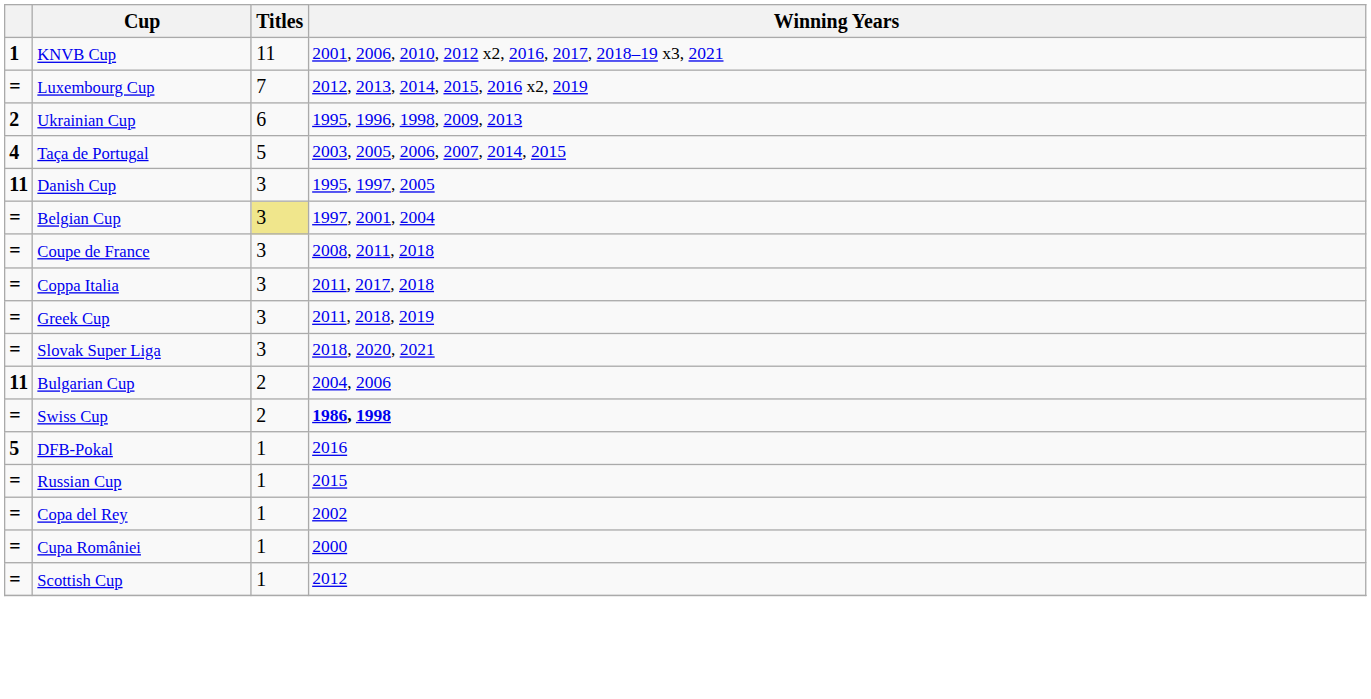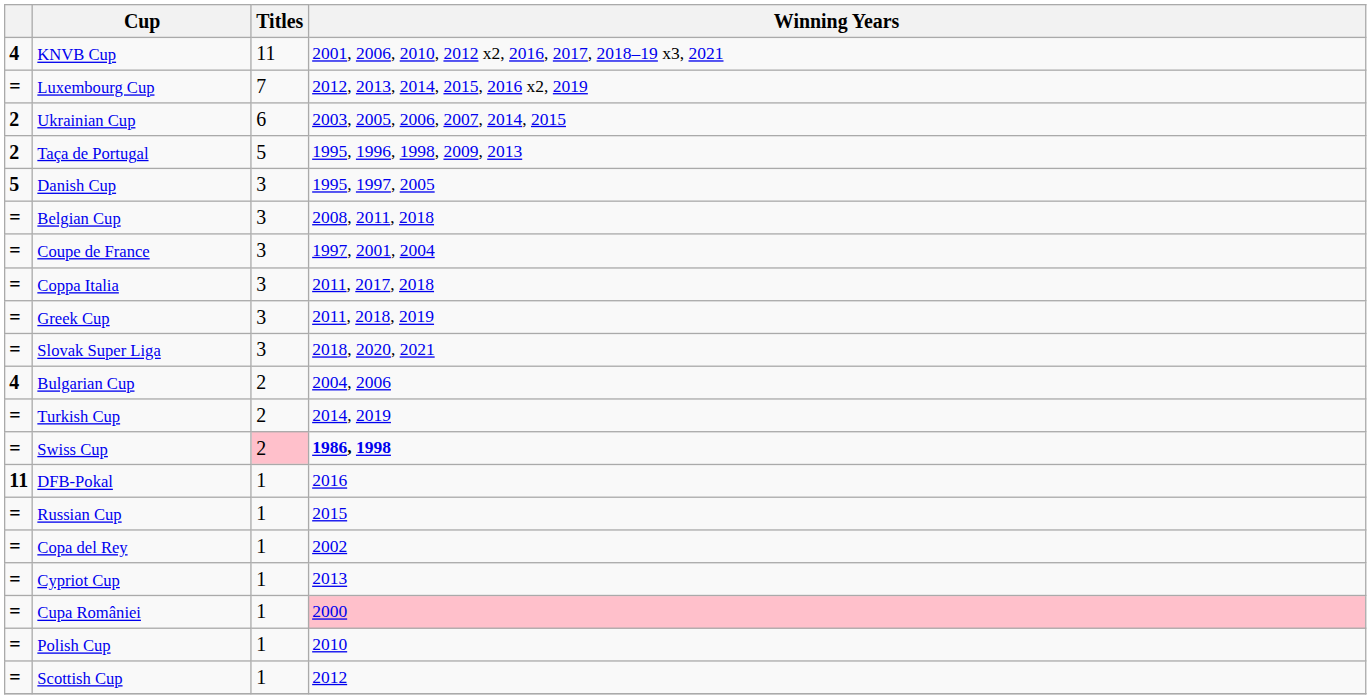(14, 53) 1 -> (14, 53) 4
(417, 119) 1995, 1996, 1998, 2009, 2013 -> (439, 119) 2003, 2005, 2006, 2007, 2014, 2015
(14, 152) 4 -> (14, 152) 2
(439, 152) 2003, 2005, 2006, 2007, 2014, 2015 -> (417, 152) 1995, 1996, 1998, 2009, 2013
(19, 185) 11 -> (14, 185) 5
(261, 218) khaki background -> (261, 218) no background
(373, 218) 1997, 2001, 2004 -> (373, 218) 2008, 2011, 2018
(373, 250) 2008, 2011, 2018 -> (373, 250) 1997, 2001, 2004
(19, 382) 11 -> (14, 382) 4
+ row: (79, 417)
(261, 415) no background -> (261, 447) pink background
(14, 447) 5 -> (19, 480) 11
+ row: (79, 581)
(330, 546) no background -> (330, 612) pink background
+ row: (74, 646)
